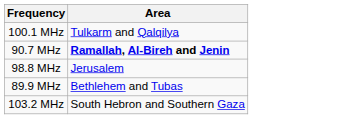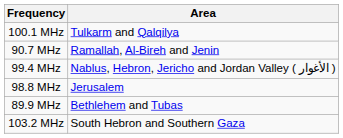(150, 50) bold -> (145, 50) normal
+ row: (36, 68)
